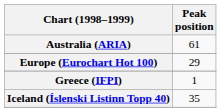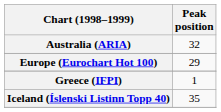(194, 44) 61 -> (194, 44) 32
